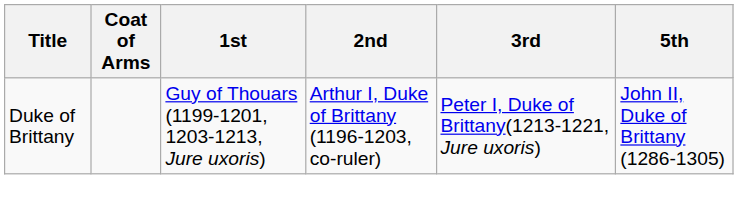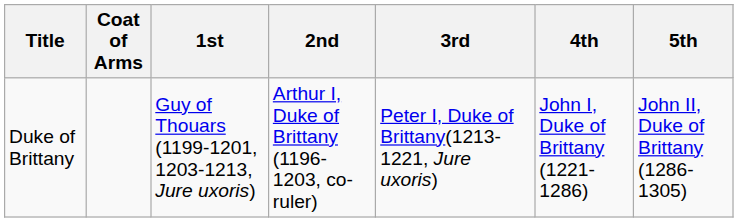+ column: (584, 41)
